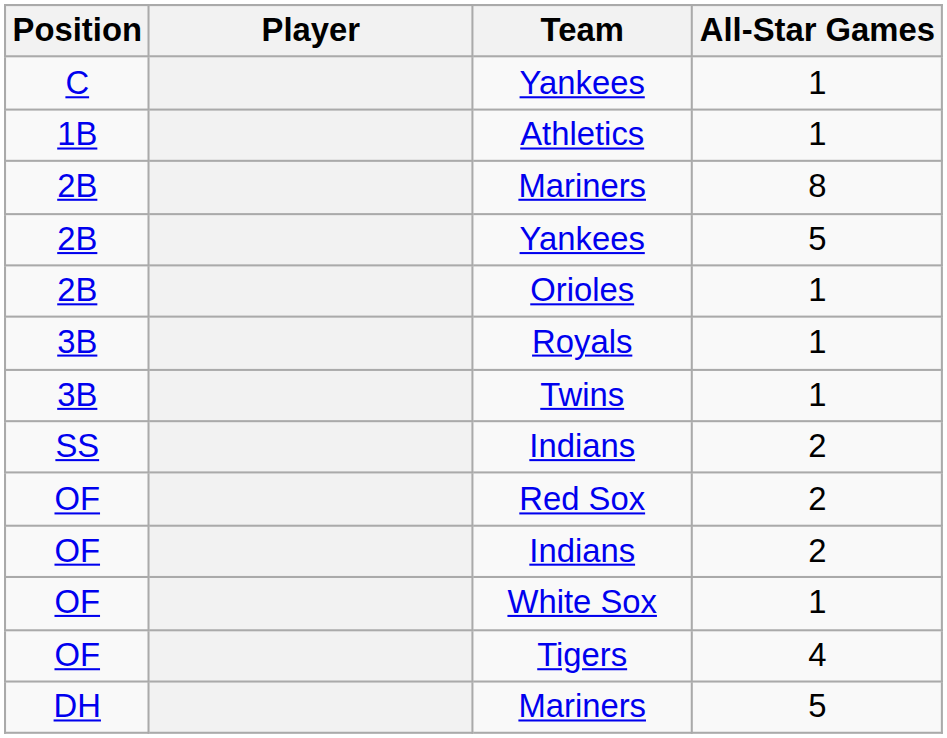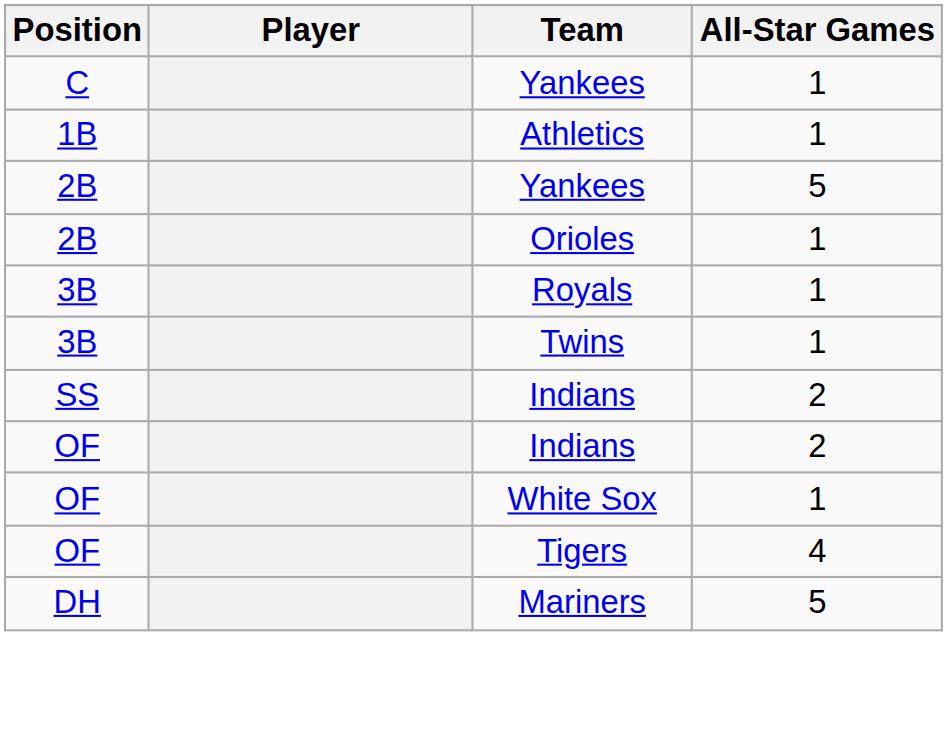- row: (77, 186)
- row: (77, 498)
